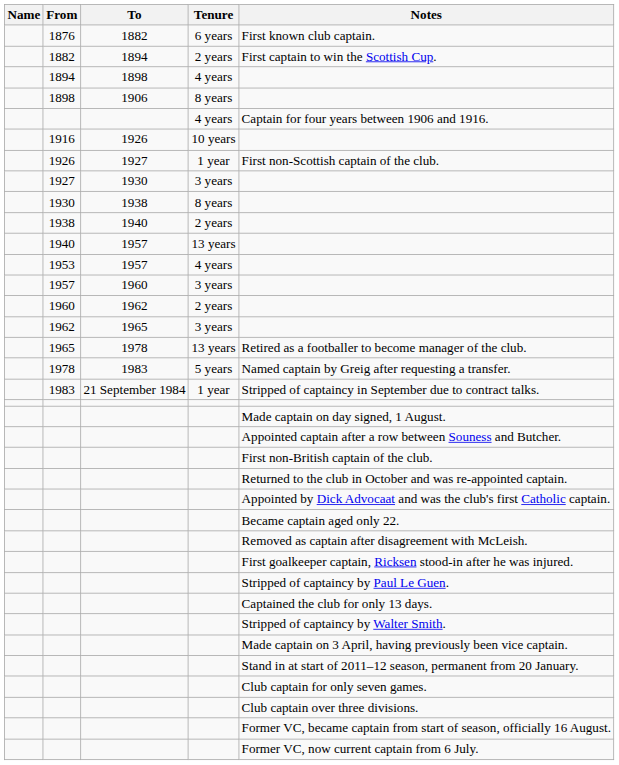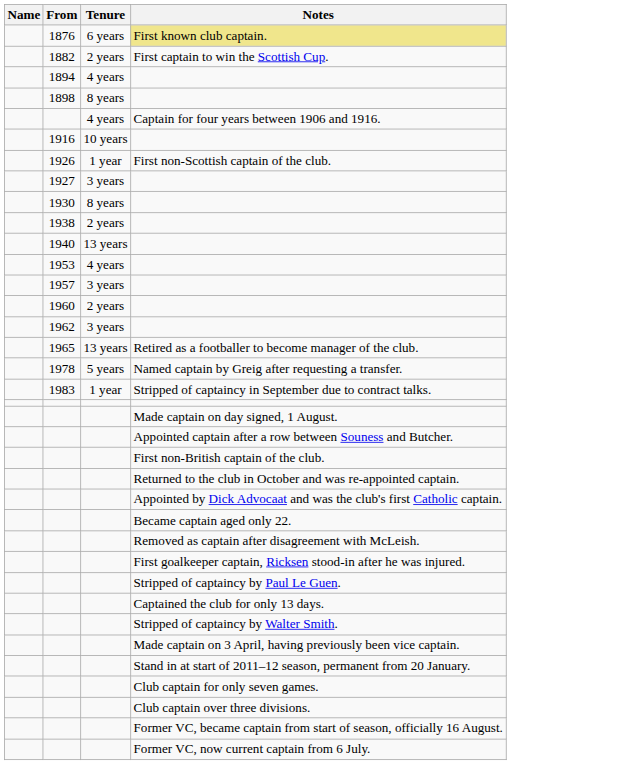- column: (134, 14)
(308, 35) no background -> (200, 35) khaki background
